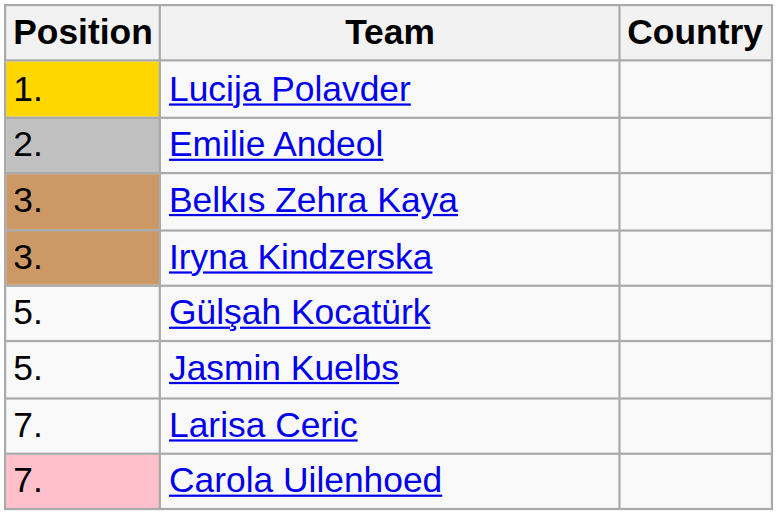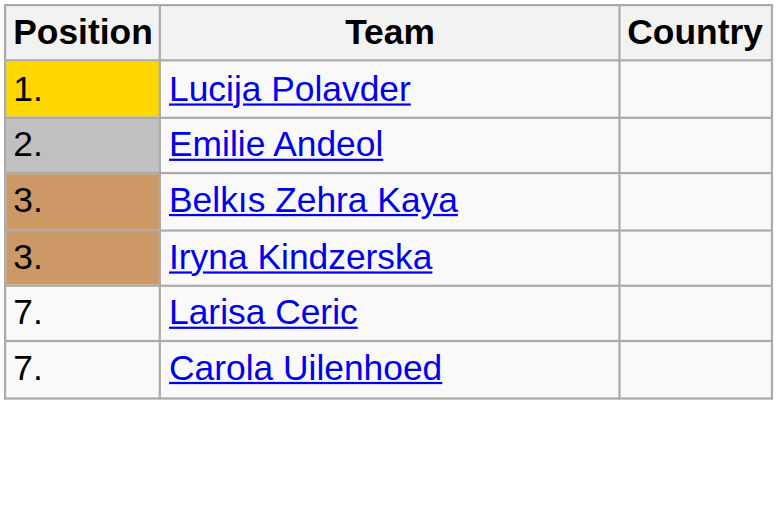- row: (300, 312)
- row: (284, 369)
(28, 481) pink background -> (28, 369) no background
